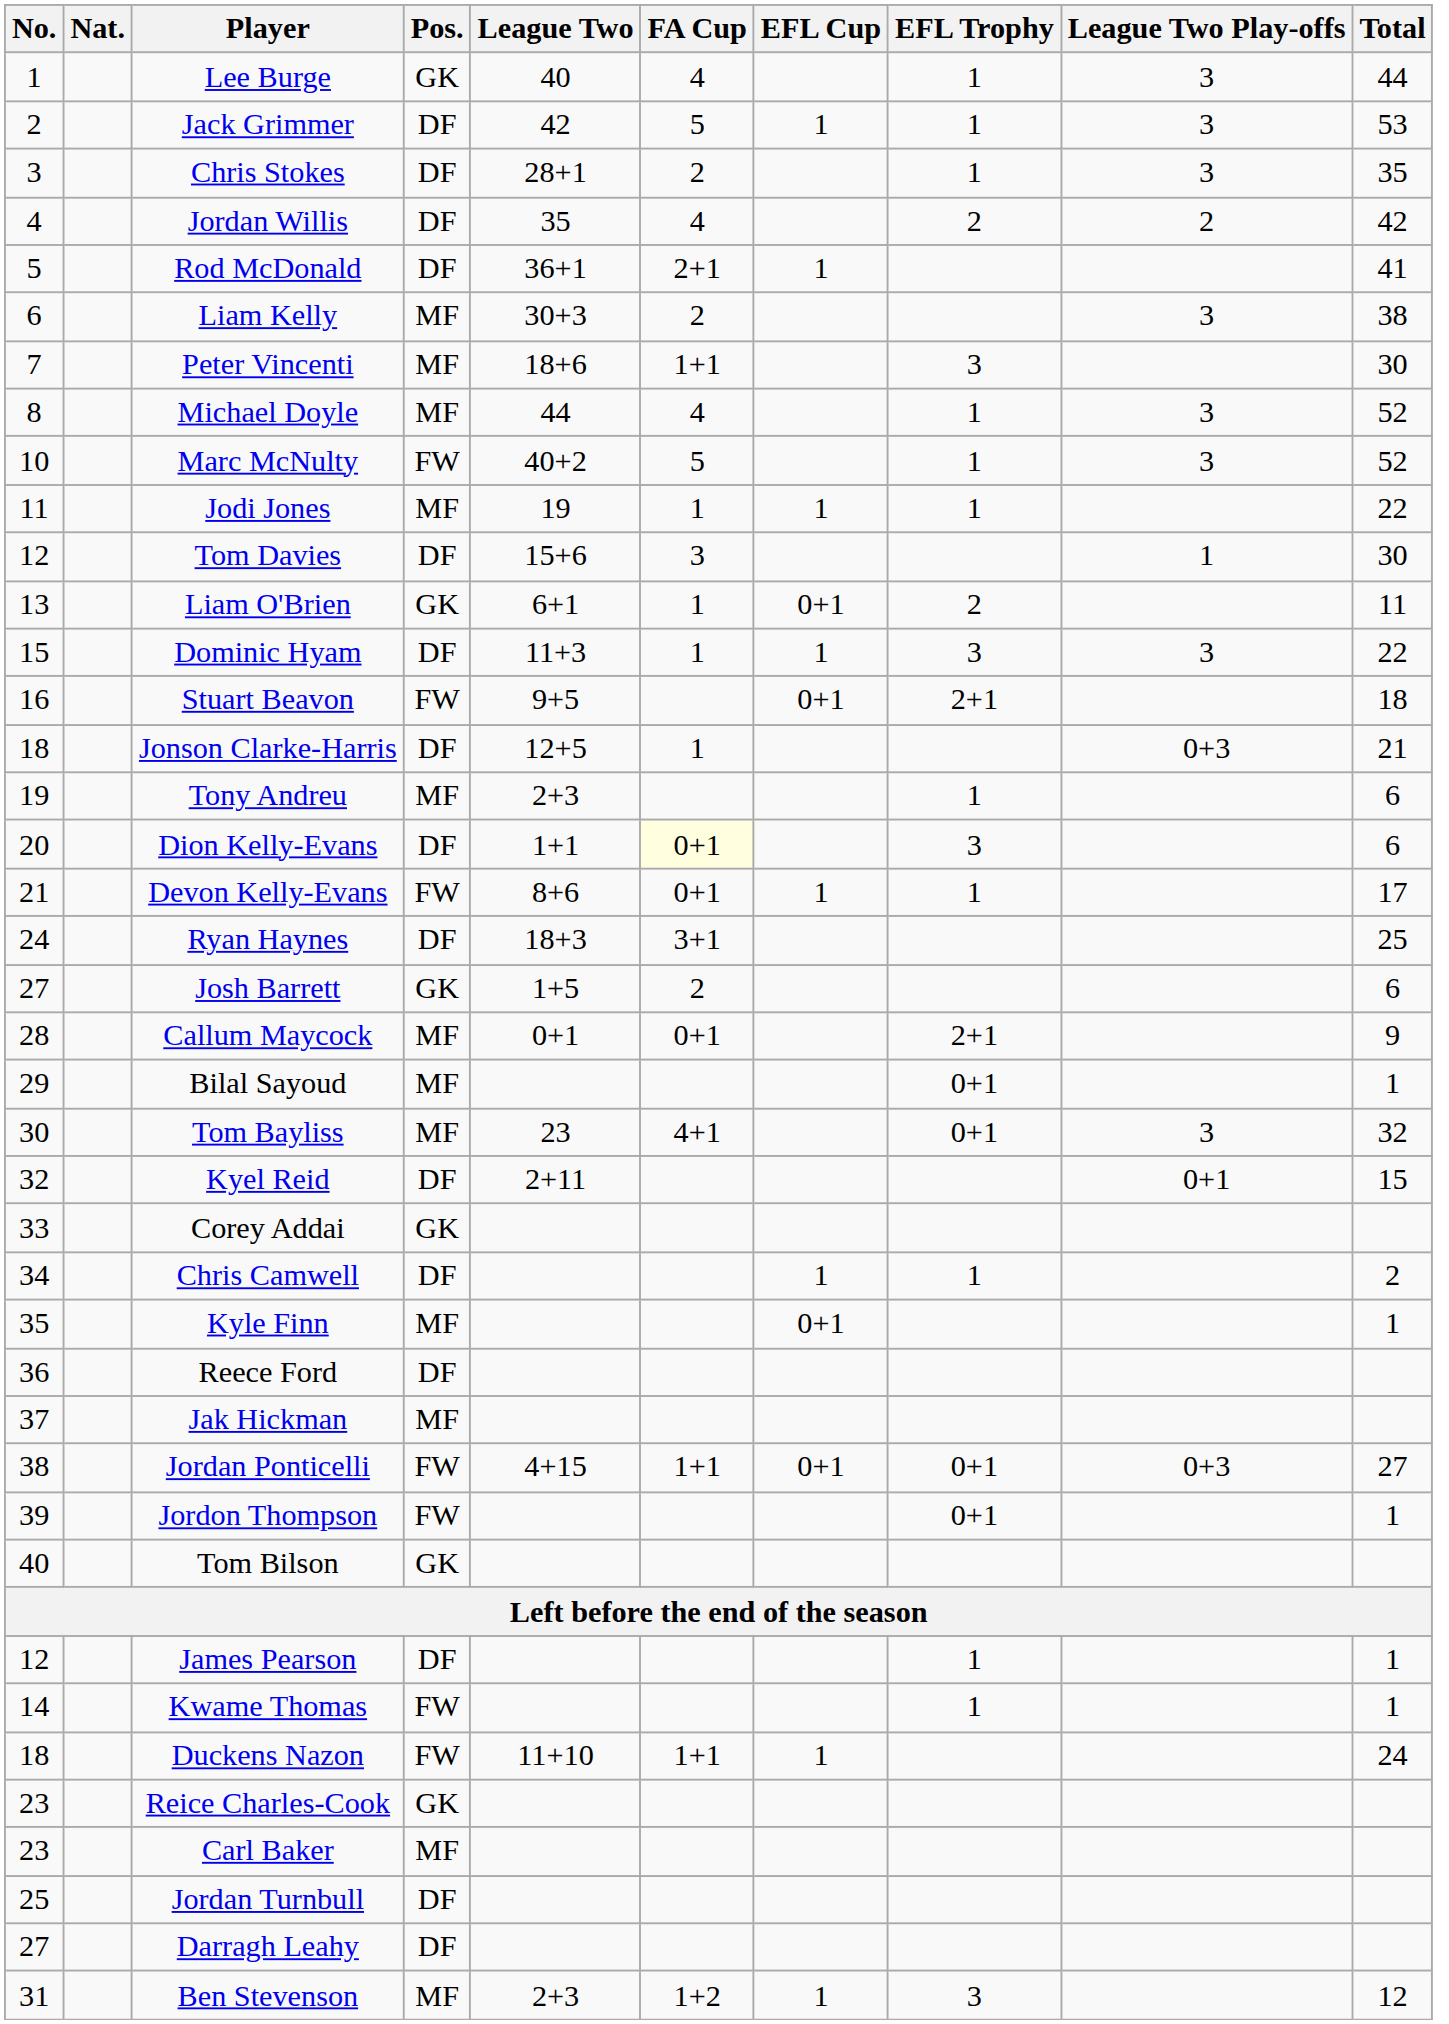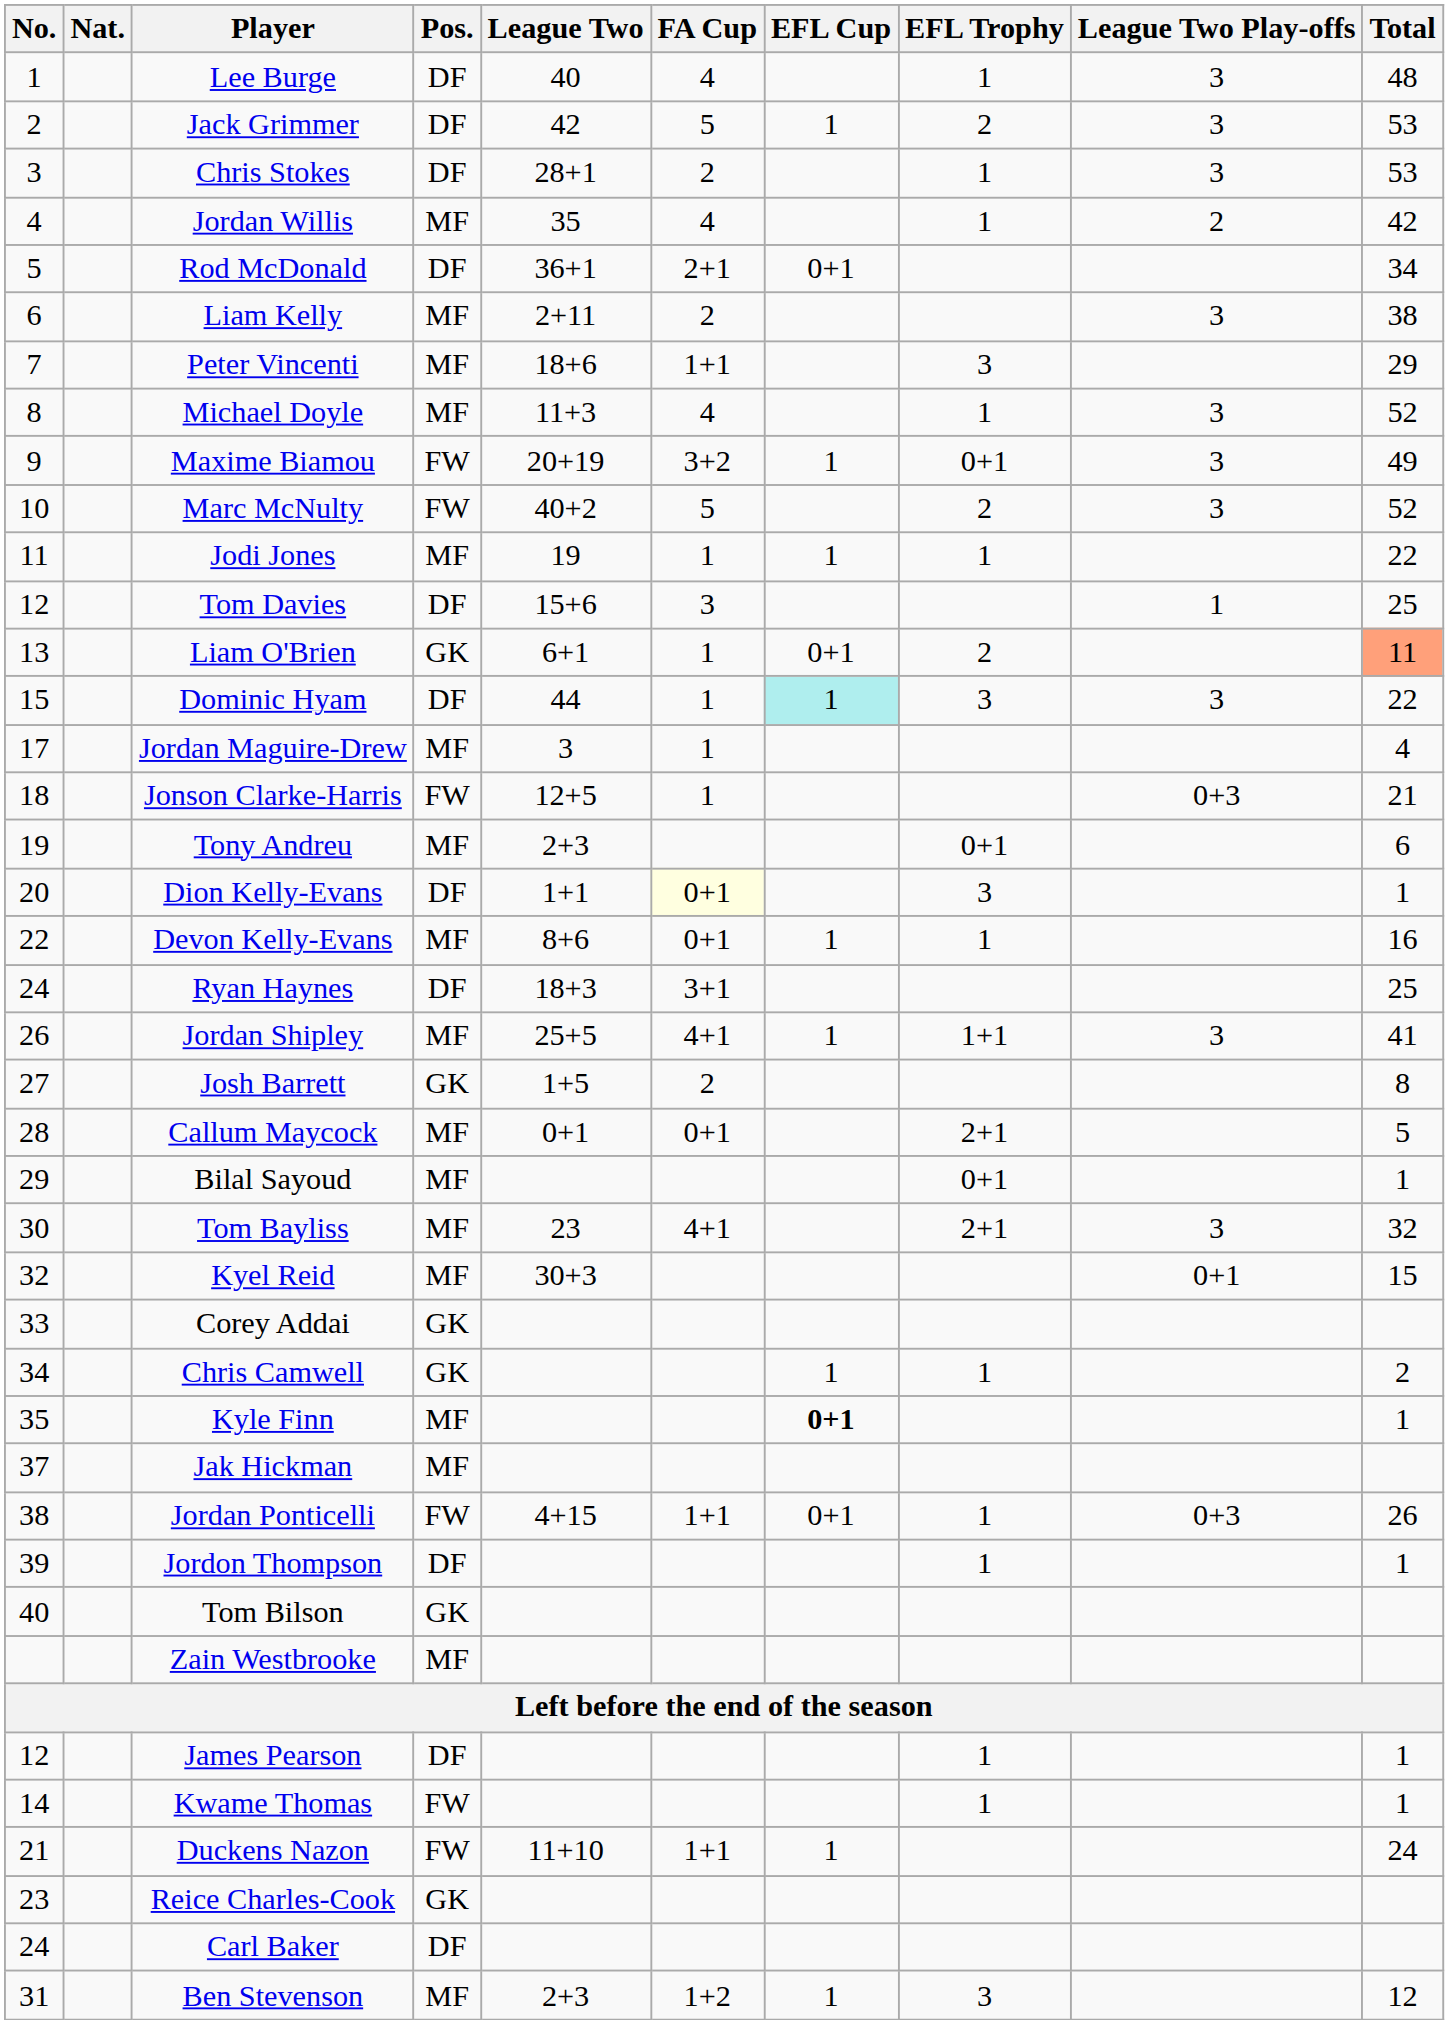(437, 76) GK -> (447, 76) DF
(1393, 76) 44 -> (1403, 76) 48
(974, 124) 1 -> (984, 124) 2
(1393, 172) 35 -> (1403, 172) 53
(437, 220) DF -> (447, 220) MF
(974, 220) 2 -> (984, 220) 1
(821, 268) 1 -> (831, 268) 0+1
(1393, 268) 41 -> (1403, 268) 34
(556, 316) 30+3 -> (566, 316) 2+11
(1393, 364) 30 -> (1403, 364) 29
(556, 412) 44 -> (566, 412) 11+3
+ row: (273, 460)
(974, 460) 1 -> (984, 508) 2
(1393, 556) 30 -> (1403, 603) 25
(1393, 603) no background -> (1403, 651) lightsalmon background
(556, 651) 11+3 -> (566, 699) 44
(821, 651) no background -> (831, 699) paleturquoise background
- row: (268, 699)
+ row: (273, 747)
(437, 747) DF -> (447, 795) FW
(974, 795) 1 -> (984, 843) 0+1
(1393, 843) 6 -> (1403, 891) 1
(34, 891) 21 -> (34, 939) 22
(437, 891) FW -> (447, 939) MF
(1393, 891) 17 -> (1403, 939) 16
+ row: (273, 1035)
(1393, 987) 6 -> (1403, 1083) 8
(1393, 1035) 9 -> (1403, 1131) 5
(974, 1131) 0+1 -> (984, 1227) 2+1
(437, 1179) DF -> (447, 1275) MF
(556, 1179) 2+11 -> (566, 1275) 30+3
(437, 1275) DF -> (447, 1371) GK
(821, 1323) normal -> (831, 1419) bold
- row: (268, 1371)
(974, 1467) 0+1 -> (984, 1515) 1
(1393, 1467) 27 -> (1403, 1515) 26
(437, 1515) FW -> (447, 1563) DF
(974, 1515) 0+1 -> (984, 1563) 1
+ row: (273, 1659)
(34, 1754) 18 -> (34, 1850) 21
(34, 1850) 23 -> (34, 1946) 24
(437, 1850) MF -> (447, 1946) DF
- row: (268, 1898)
- row: (268, 1946)
